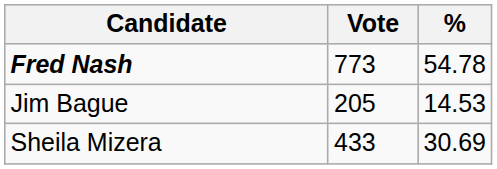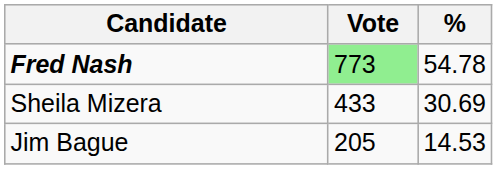(355, 63) no background -> (355, 63) lightgreen background
rows swapped: (86, 143) <-> (69, 103)
